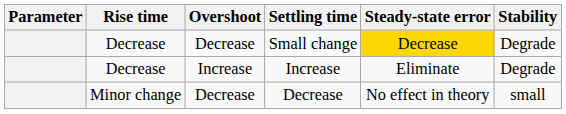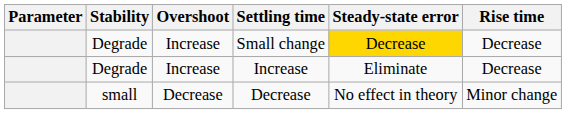columns swapped: (136, 17) <-> (528, 17)
(225, 43) Decrease -> (193, 43) Increase
